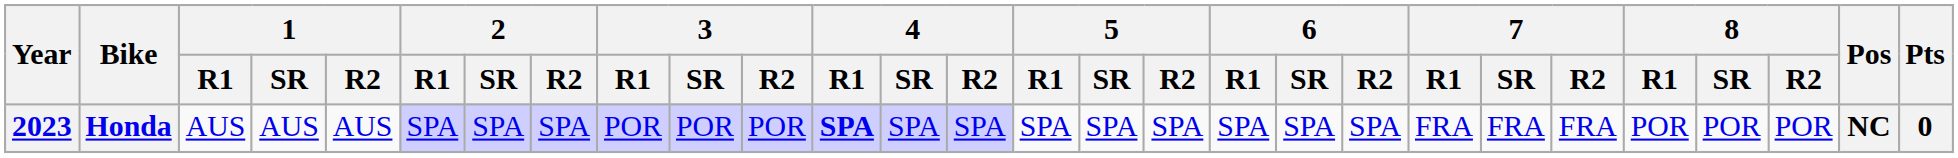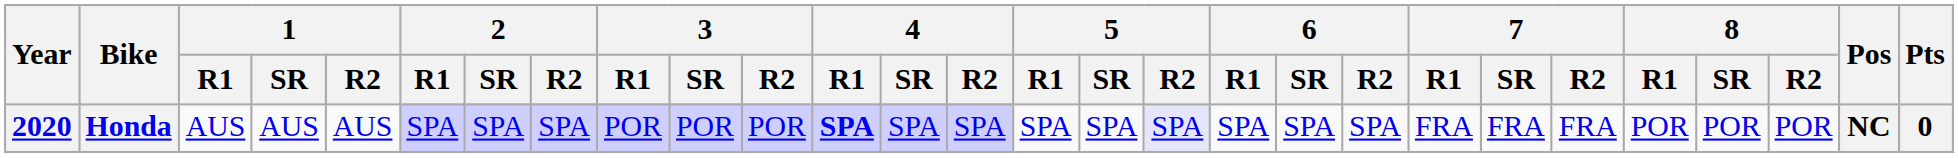(42, 127) 2023 -> (42, 127) 2020
(1177, 127) no background -> (1177, 127) lavender background
